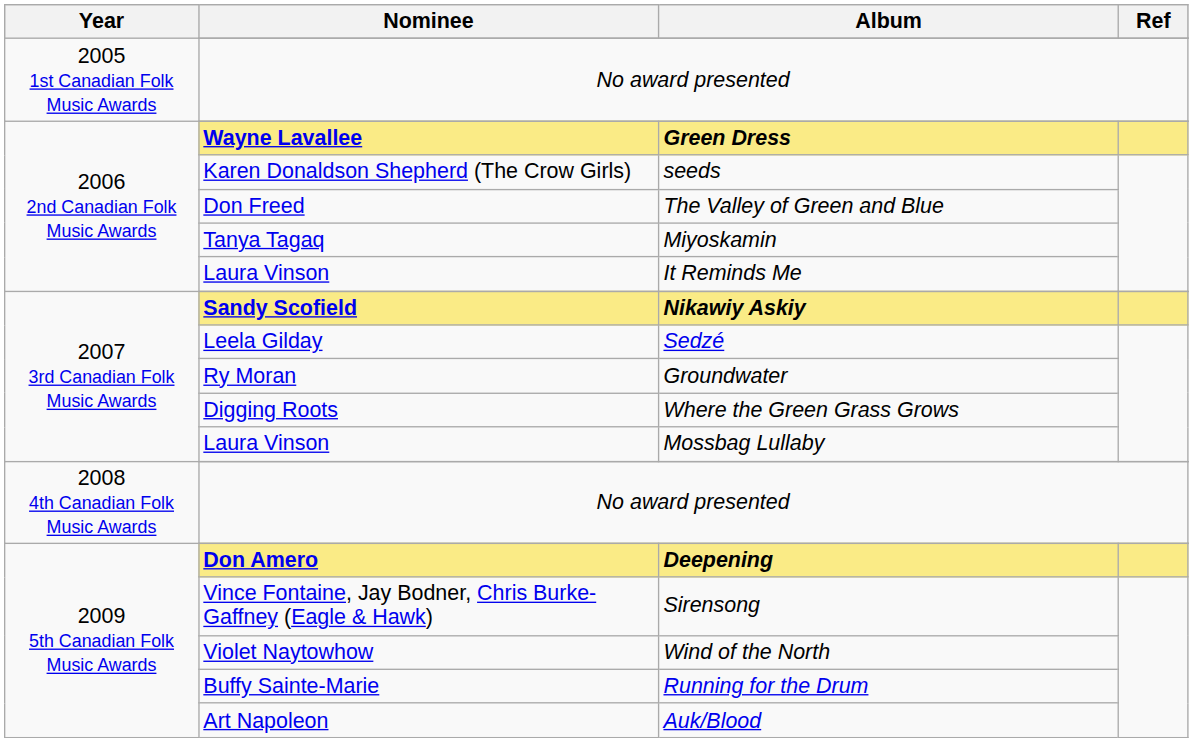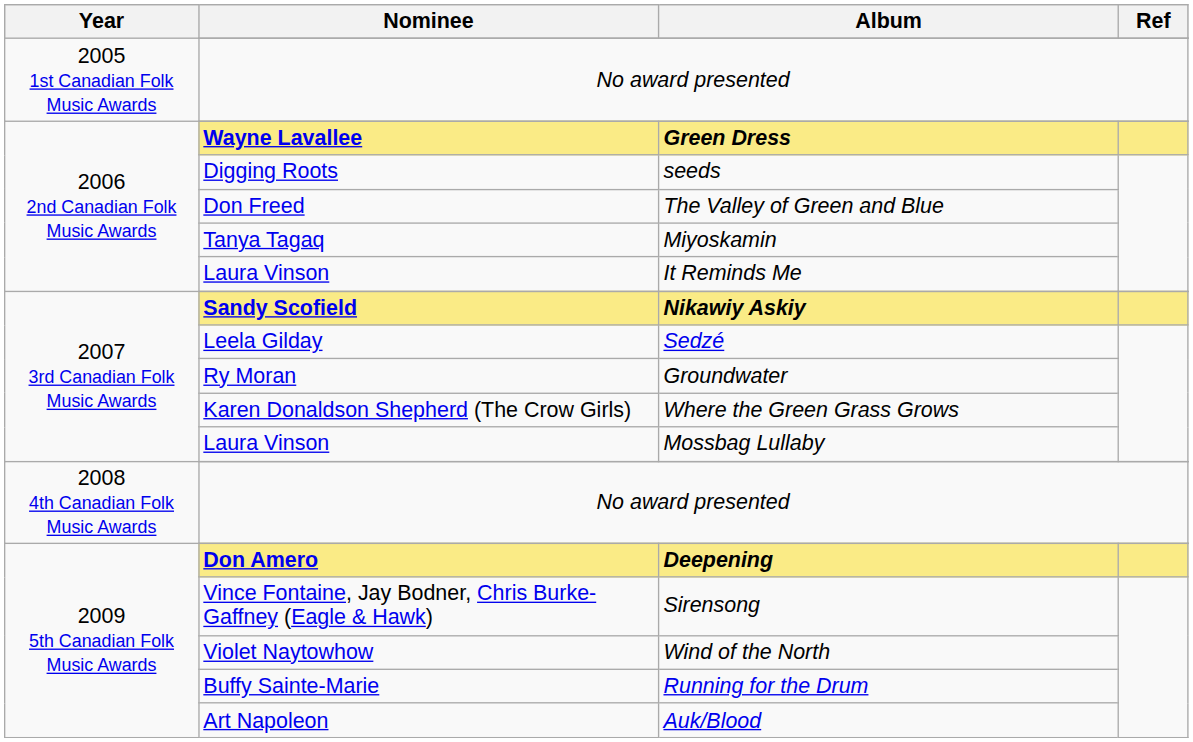(417, 171) Karen Donaldson Shepherd (The Crow Girls) -> (271, 171) Digging Roots
(271, 409) Digging Roots -> (417, 409) Karen Donaldson Shepherd (The Crow Girls)
